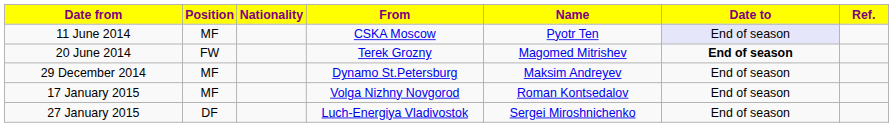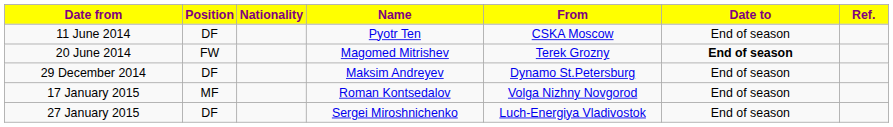columns swapped: (573, 15) <-> (395, 15)
(210, 34) MF -> (210, 34) DF
(750, 34) lavender background -> (750, 34) no background
(210, 73) MF -> (210, 73) DF
